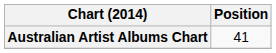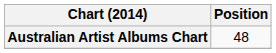(241, 37) 41 -> (241, 37) 48
